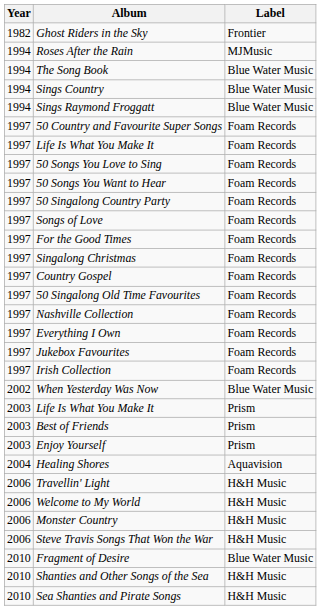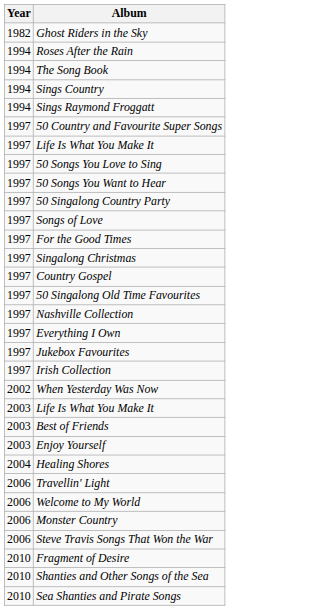- column: (270, 13)
